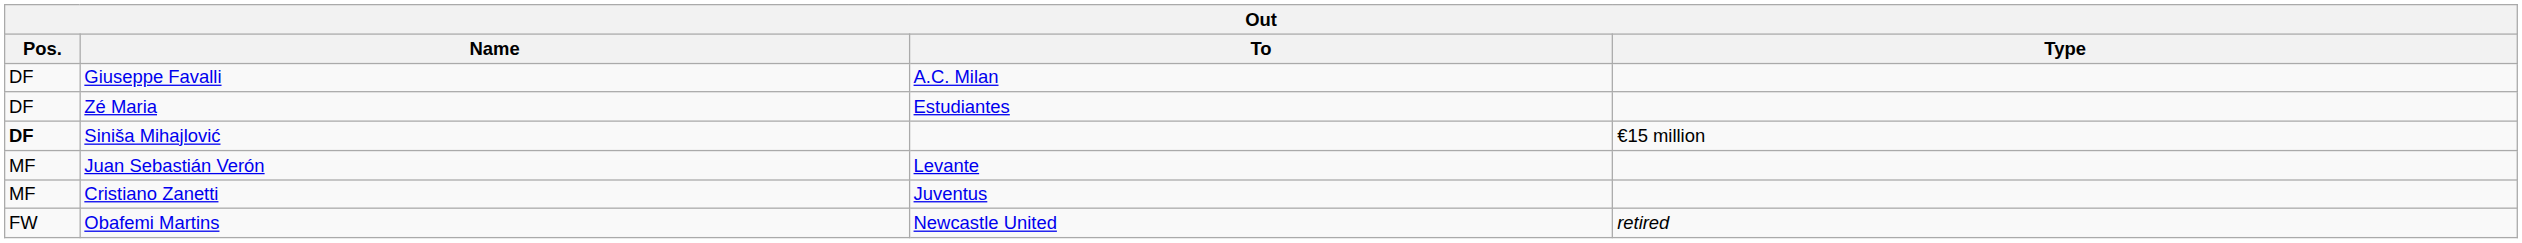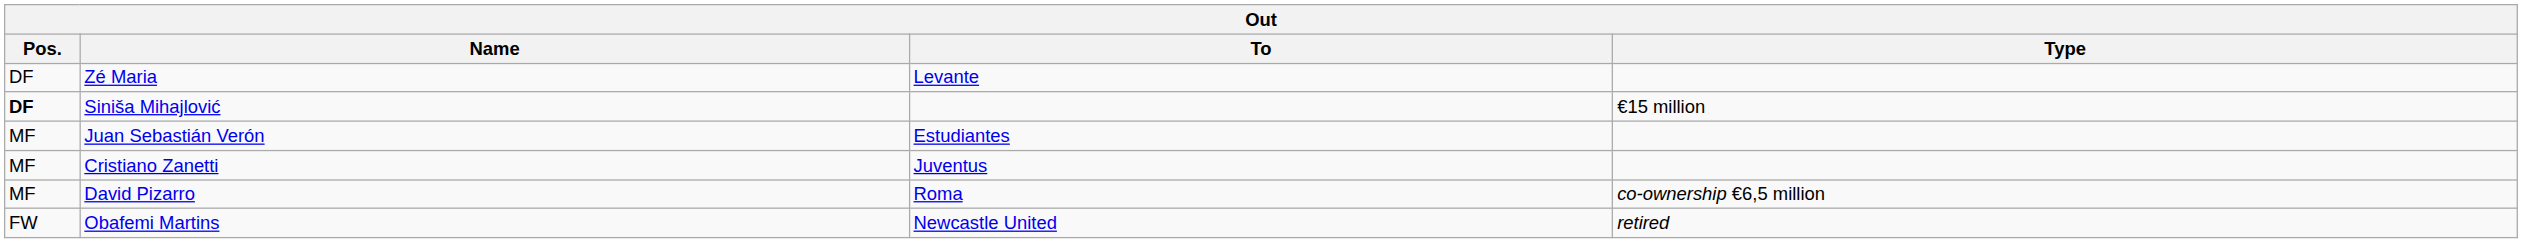- row: (153, 78)
(962, 107) Estudiantes -> (946, 78) Levante
(946, 165) Levante -> (962, 136) Estudiantes
+ row: (140, 194)
